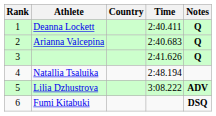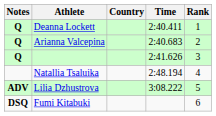columns swapped: (18, 12) <-> (198, 12)
